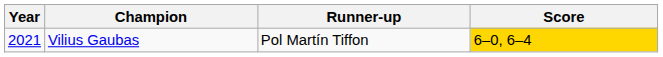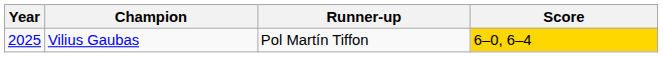(24, 40) 2021 -> (24, 40) 2025
